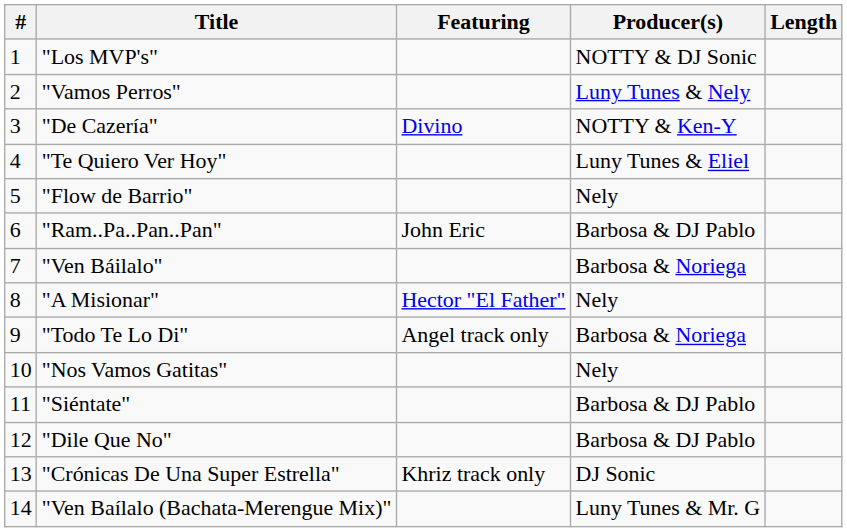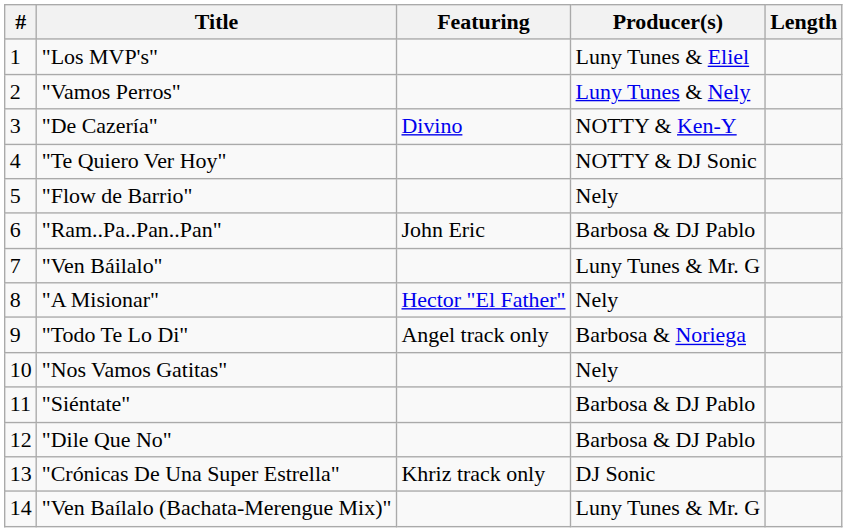(666, 56) NOTTY & DJ Sonic -> (662, 56) Luny Tunes & Eliel
(662, 160) Luny Tunes & Eliel -> (666, 160) NOTTY & DJ Sonic
(661, 265) Barbosa & Noriega -> (668, 265) Luny Tunes & Mr. G
